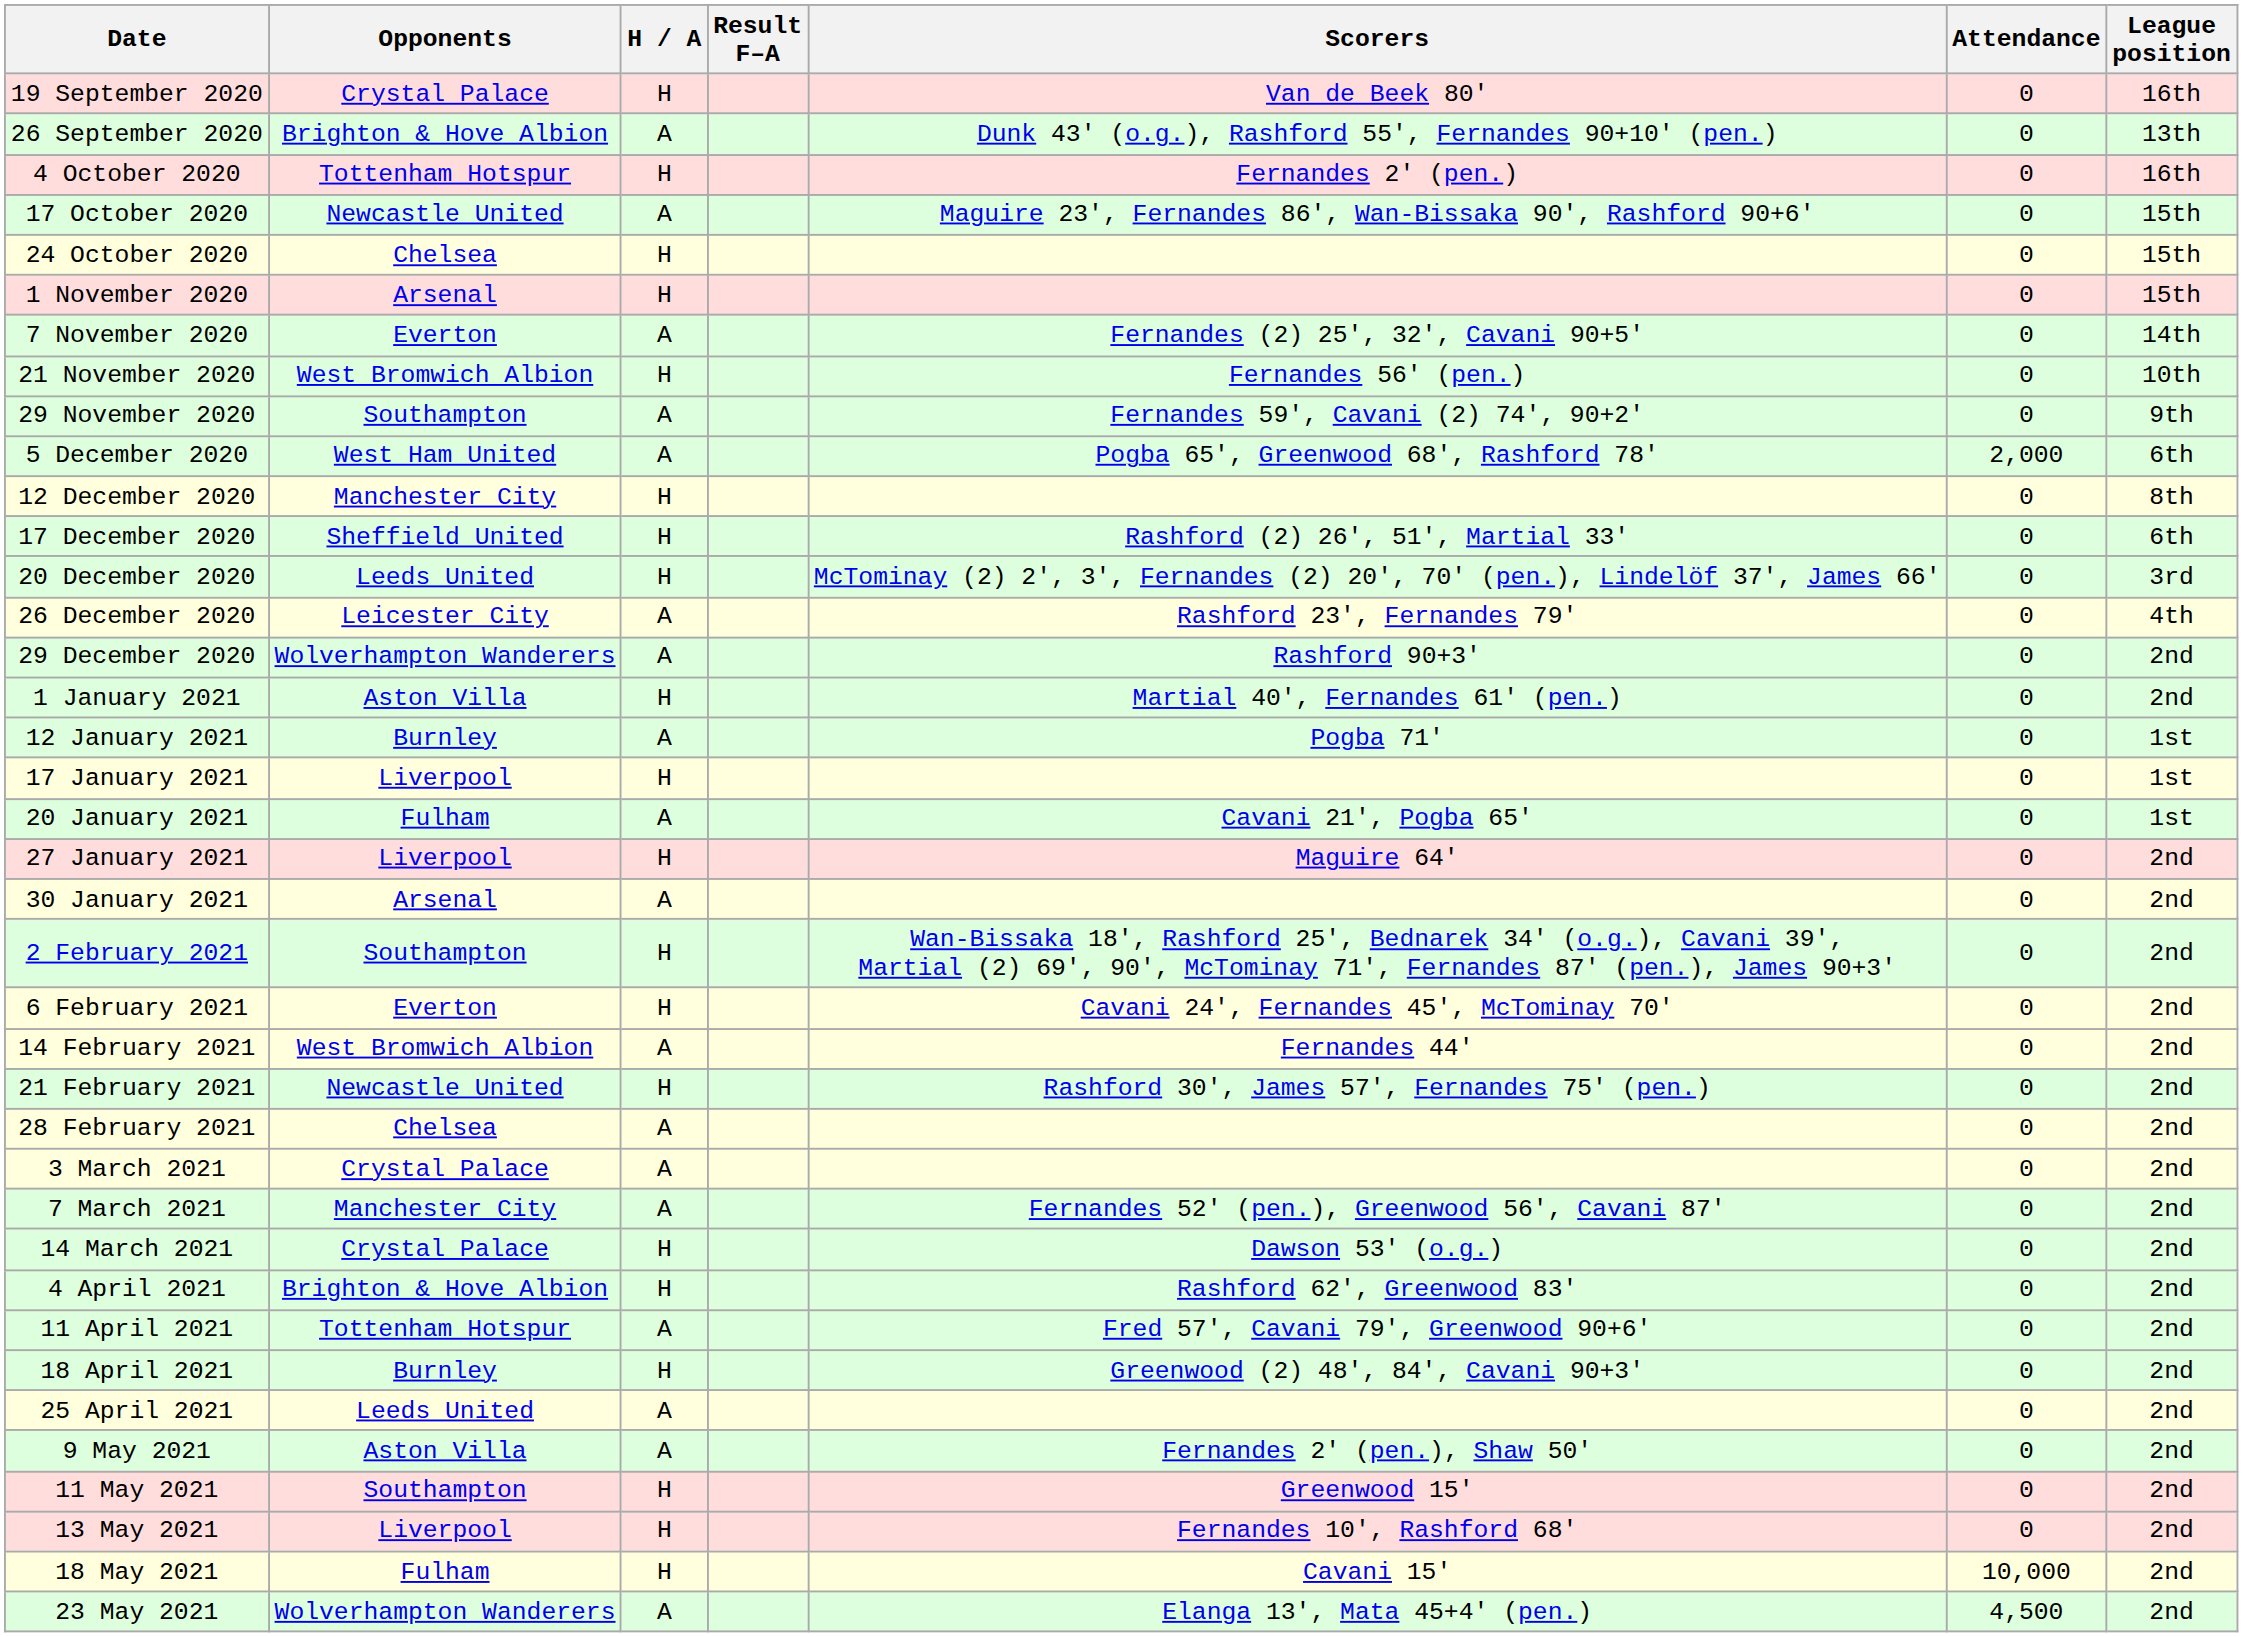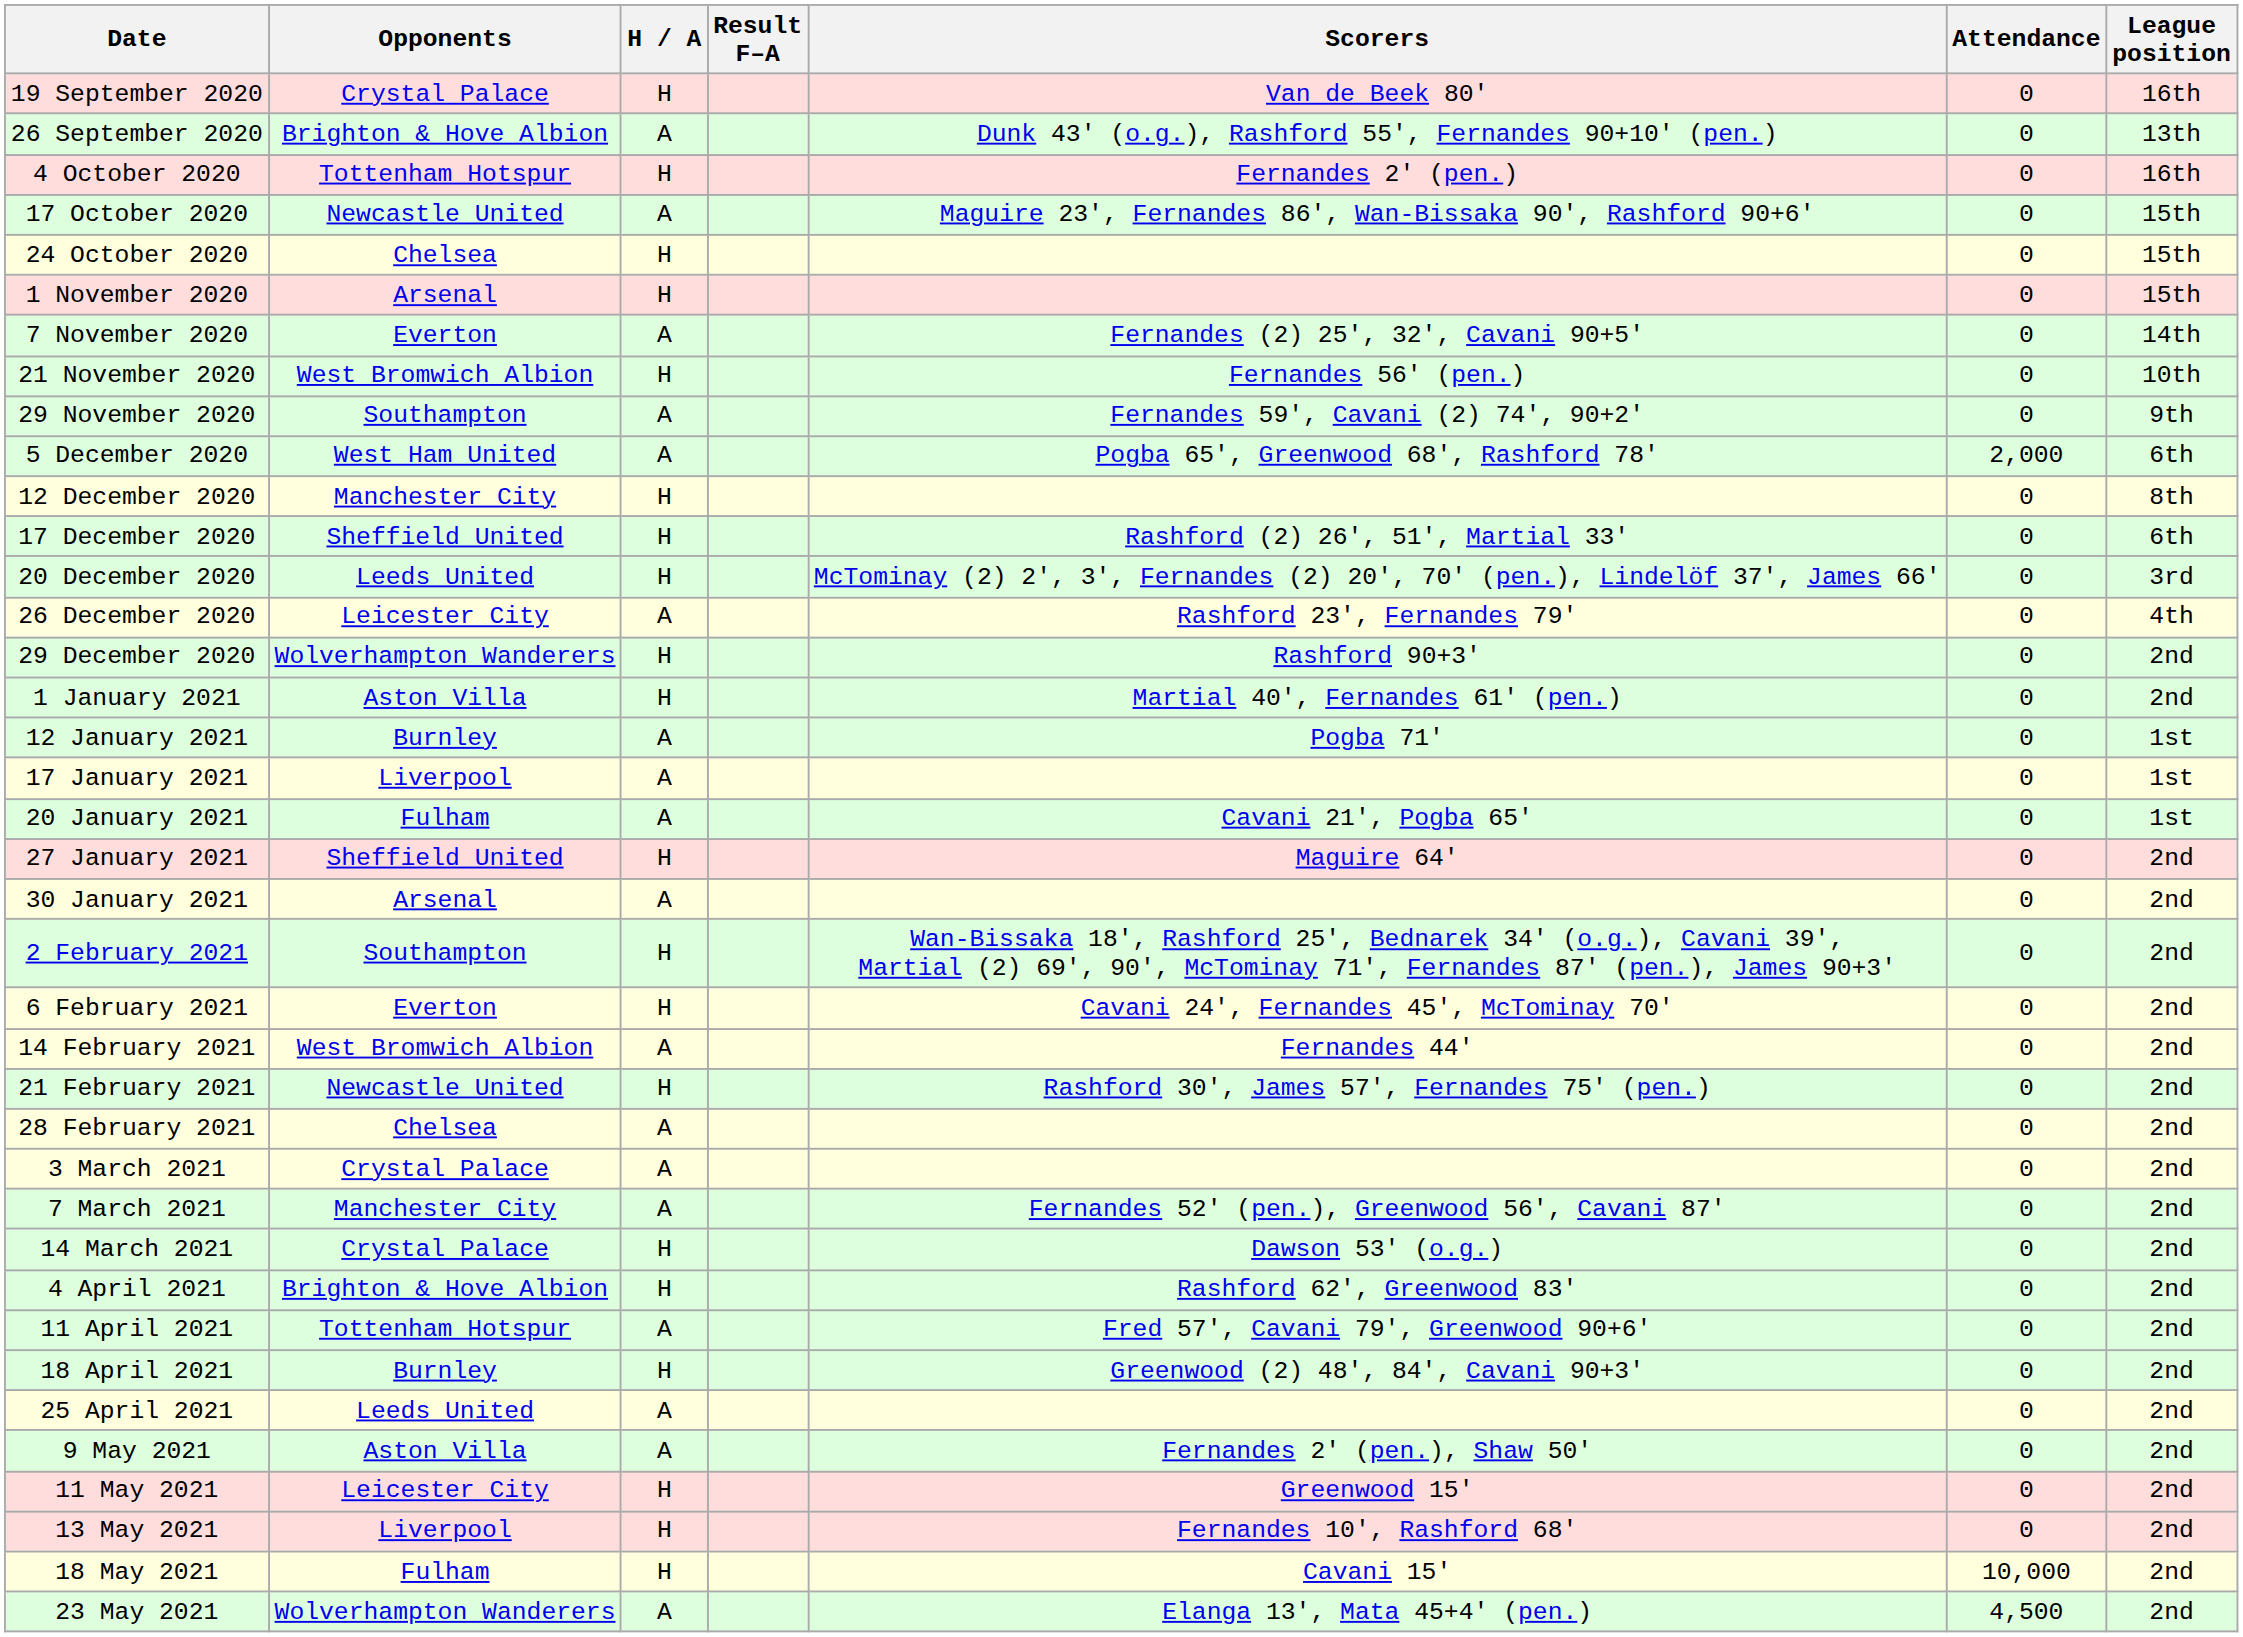(664, 657) A -> (664, 657) H
(664, 778) H -> (664, 778) A
(445, 859) Liverpool -> (445, 859) Sheffield United
(445, 1491) Southampton -> (445, 1491) Leicester City
